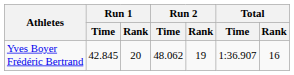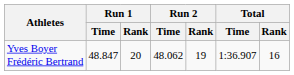(103, 55) 42.845 -> (103, 55) 48.847
